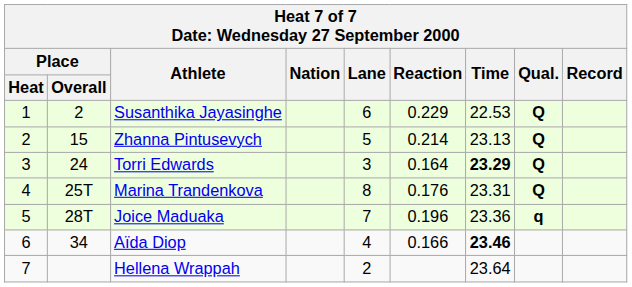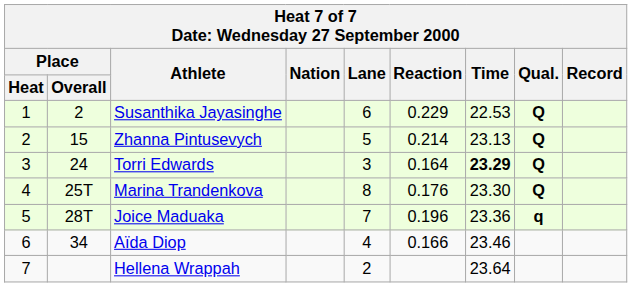(490, 191) 23.31 -> (490, 191) 23.30
(490, 242) bold -> (490, 242) normal
